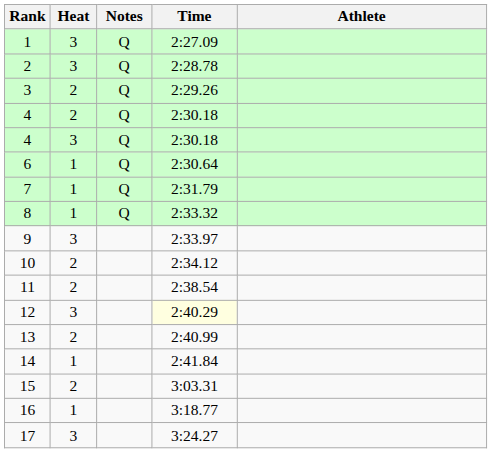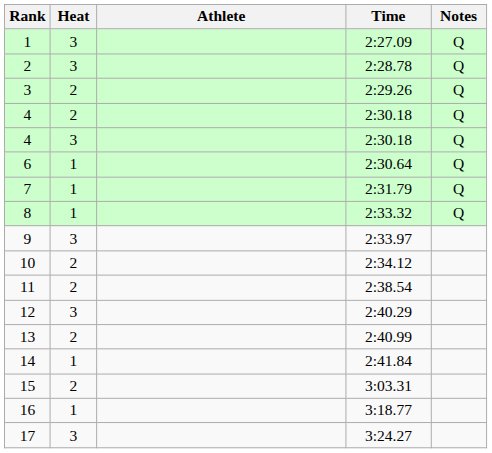columns swapped: (362, 16) <-> (124, 16)
(194, 312) lightyellow background -> (388, 312) no background
